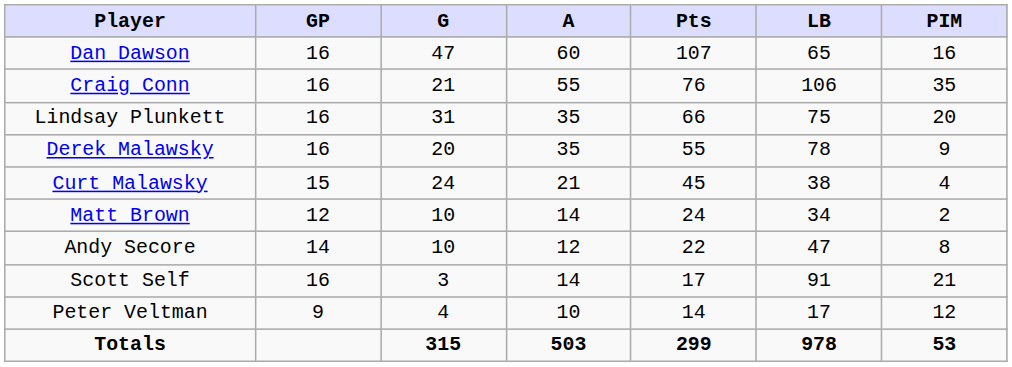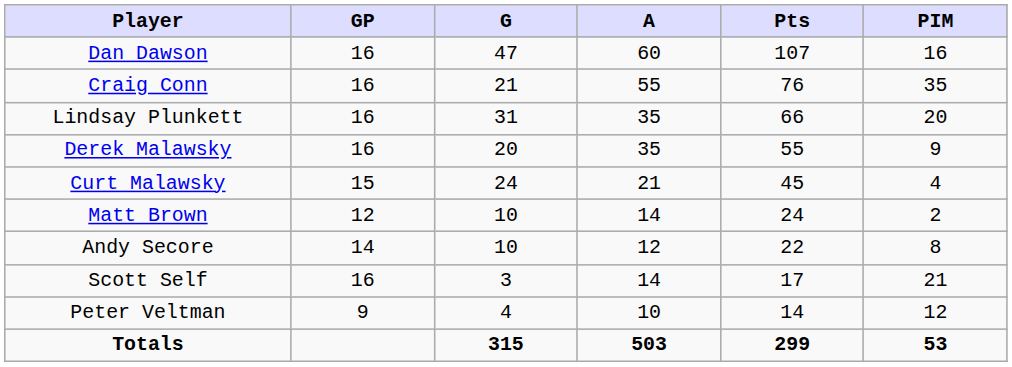- column: (819, 21)
